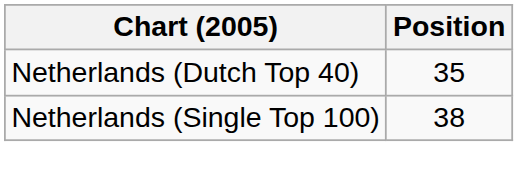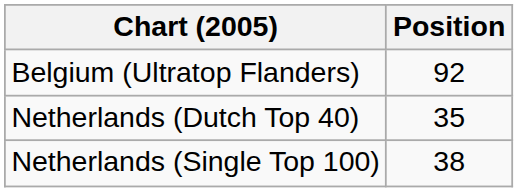+ row: (186, 72)
